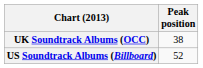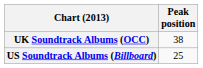(178, 55) 52 -> (178, 55) 25
